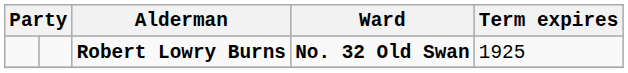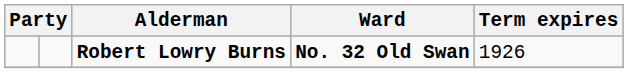(502, 52) 1925 -> (502, 52) 1926
